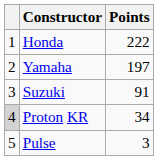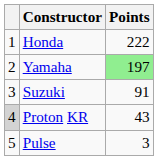(138, 67) no background -> (138, 67) lightgreen background
(142, 117) 34 -> (142, 117) 43
